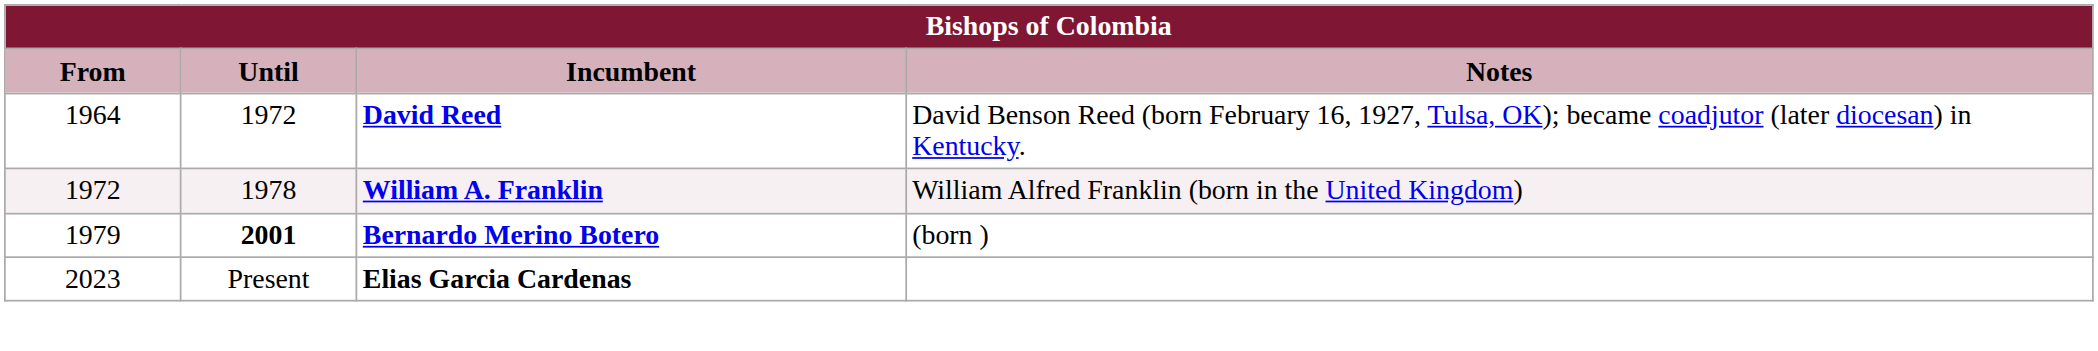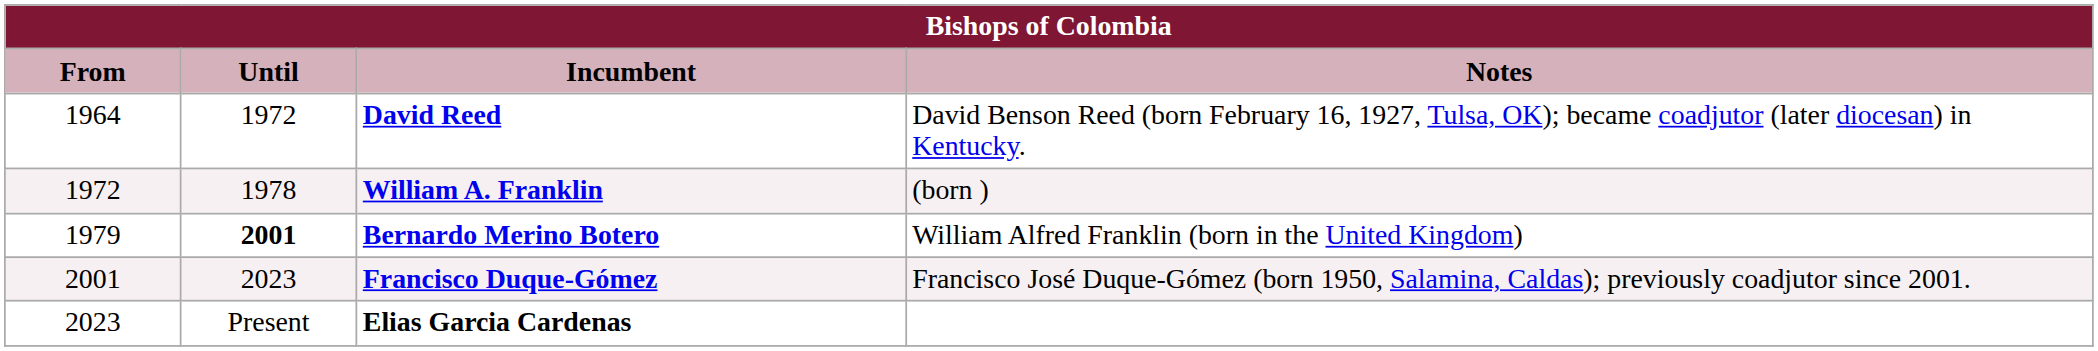(1217, 190) William Alfred Franklin (born in the United Kingdom) -> (950, 190) (born )
(950, 234) (born ) -> (1217, 234) William Alfred Franklin (born in the United Kingdom)
+ row: (510, 278)
